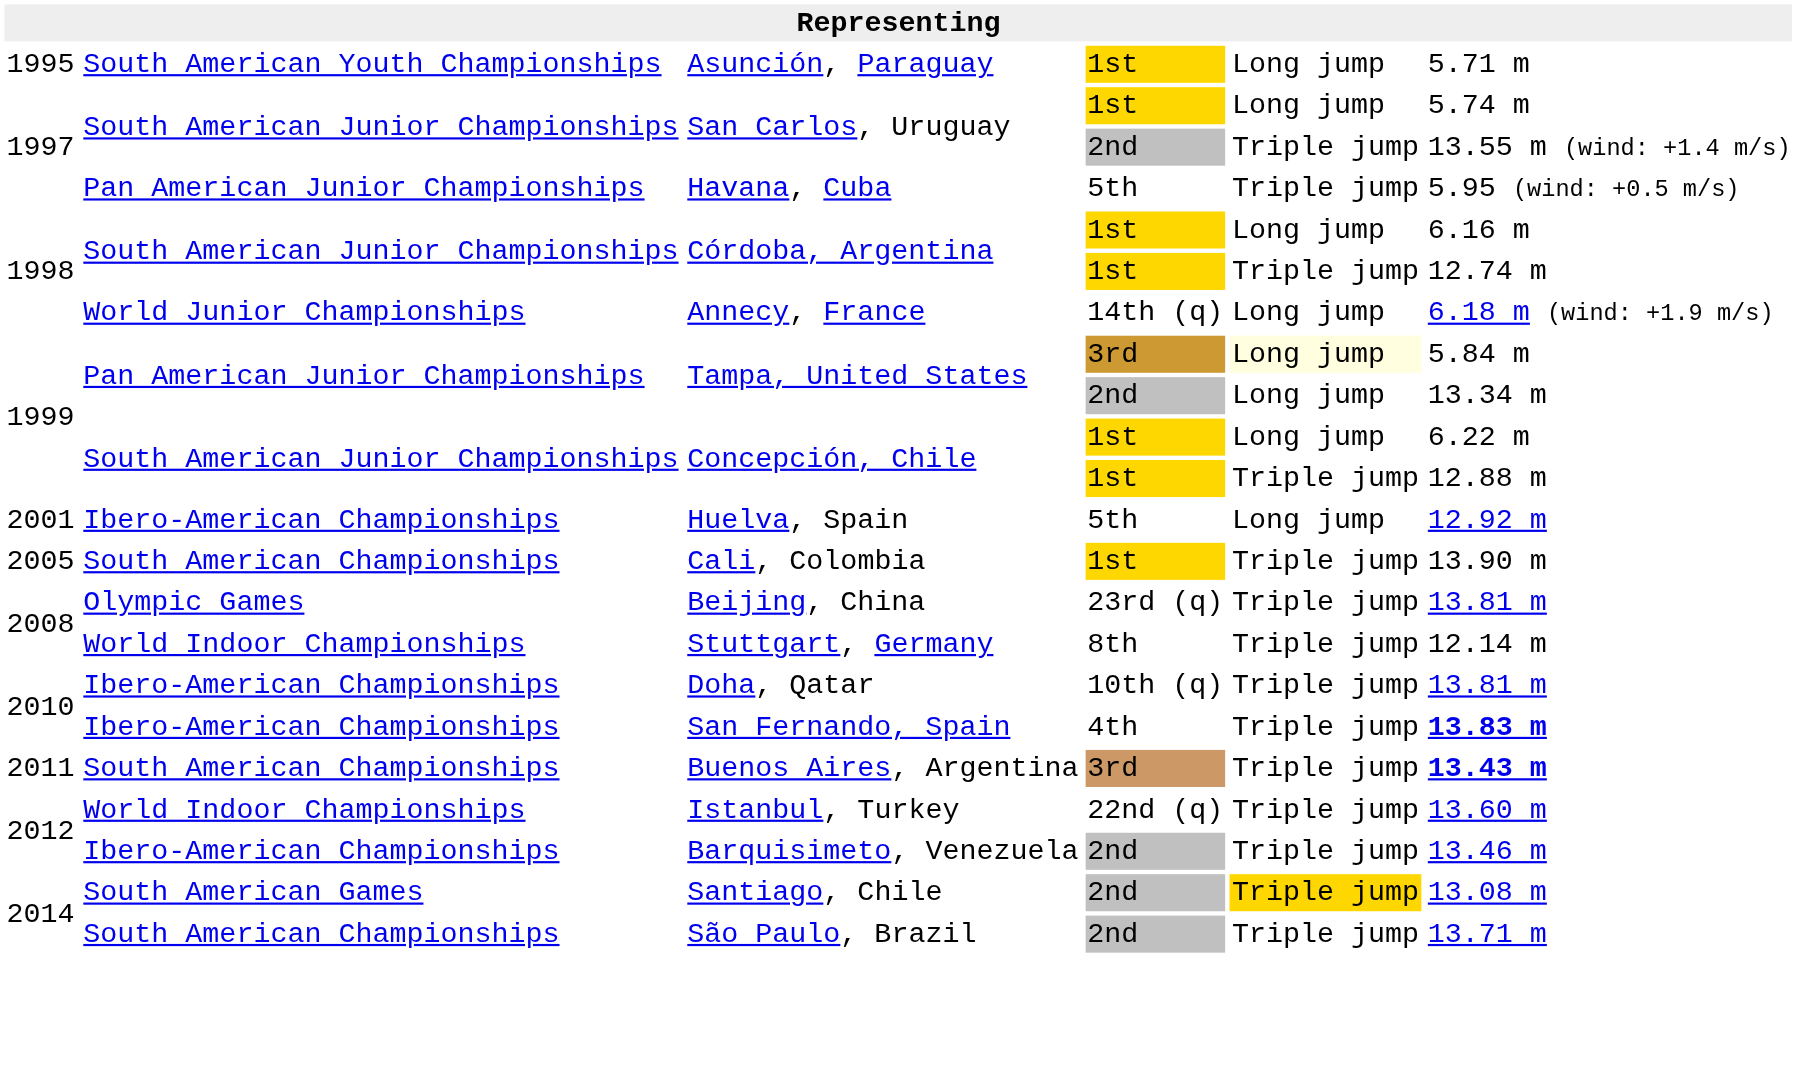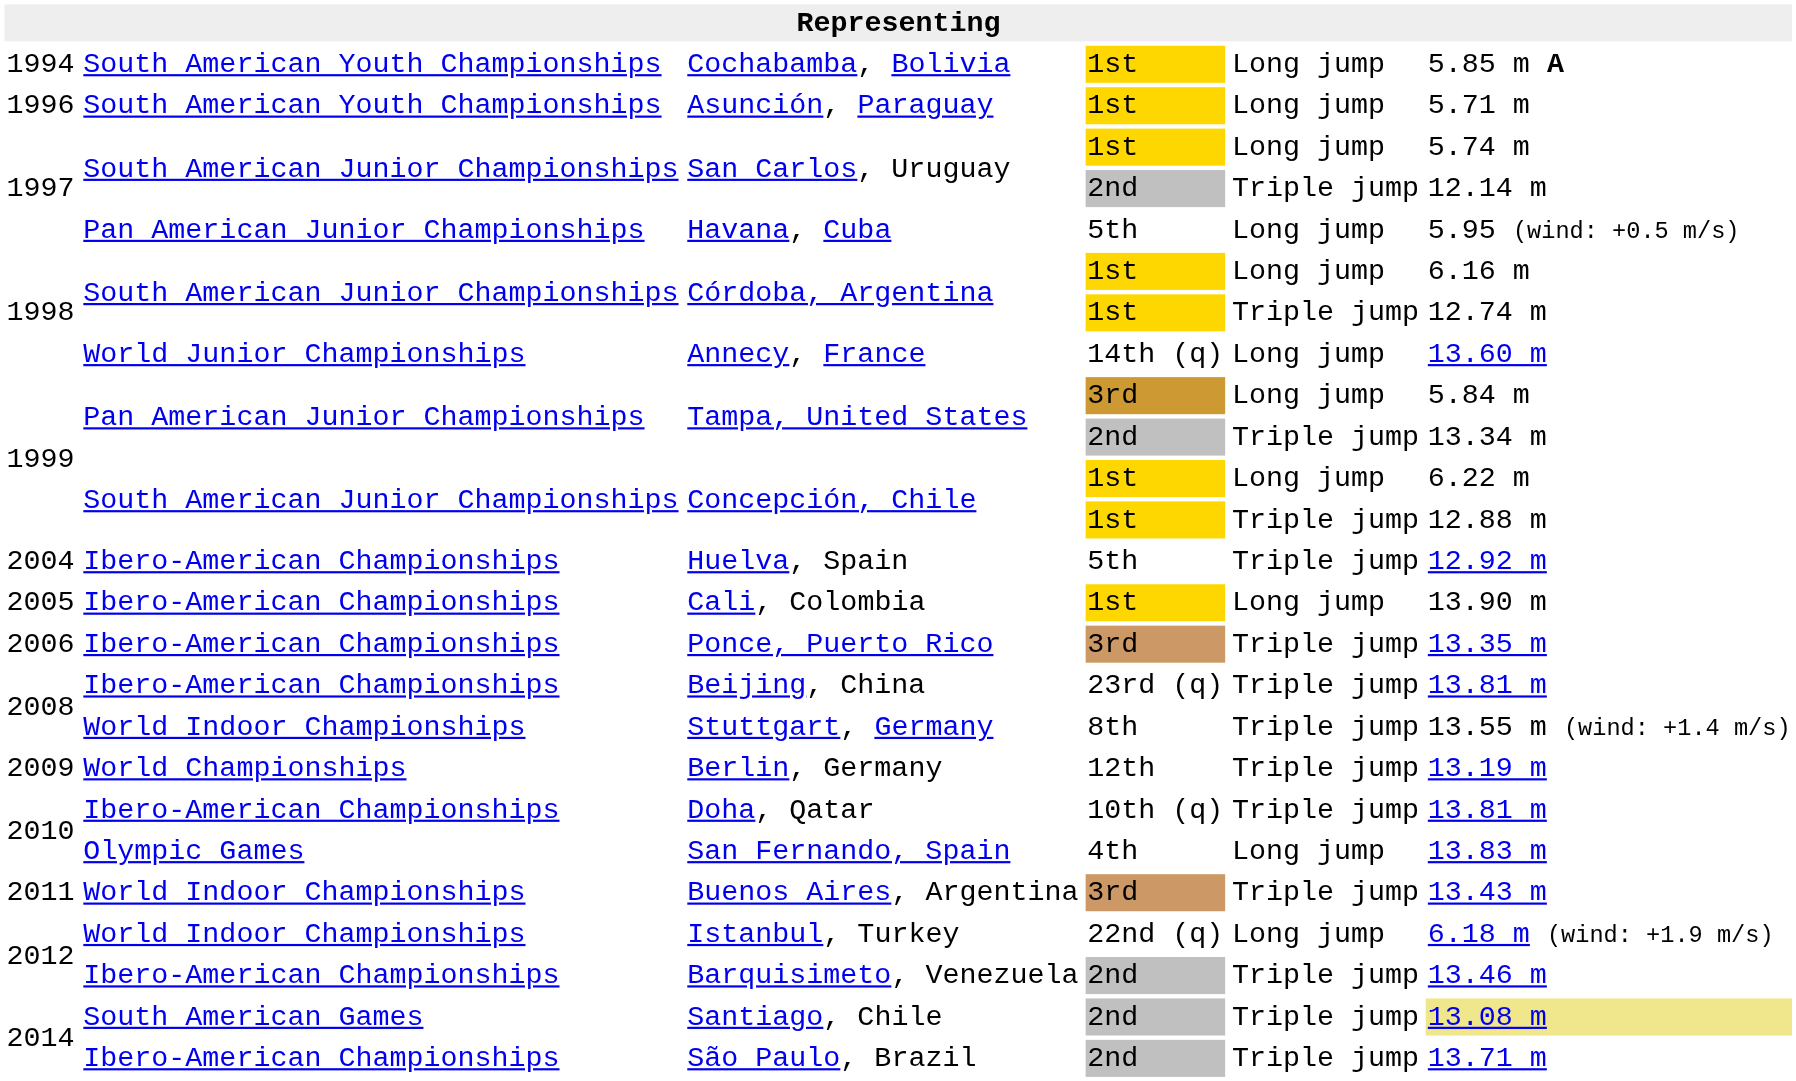+ row: (849, 64)
(41, 64) 1995 -> (41, 106) 1996
(1609, 147) 13.55 m (wind: +1.4 m/s) -> (1487, 189) 12.14 m
(1326, 189) Triple jump -> (1309, 230) Long jump
(1601, 313) 6.18 m (wind: +1.9 m/s) -> (1487, 354) 13.60 m
(1309, 354) lightyellow background -> (1309, 396) no background
(1309, 396) Long jump -> (1326, 437) Triple jump
(41, 520) 2001 -> (41, 561) 2004
(1309, 520) Long jump -> (1326, 561) Triple jump
(321, 561) South American Championships -> (321, 603) Ibero-American Championships
(1326, 561) Triple jump -> (1309, 603) Long jump
+ row: (840, 644)
(194, 603) Olympic Games -> (321, 686) Ibero-American Championships
(1487, 644) 12.14 m -> (1609, 727) 13.55 m (wind: +1.4 m/s)
+ row: (815, 768)
(321, 727) Ibero-American Championships -> (194, 851) Olympic Games
(1326, 727) Triple jump -> (1309, 851) Long jump
(1487, 727) bold -> (1487, 851) normal
(321, 768) South American Championships -> (304, 893) World Indoor Championships
(1487, 768) bold -> (1487, 893) normal
(1326, 810) Triple jump -> (1309, 934) Long jump
(1487, 810) 13.60 m -> (1601, 934) 6.18 m (wind: +1.9 m/s)
(1326, 893) gold background -> (1326, 1017) no background
(1487, 893) no background -> (1487, 1017) khaki background
(321, 934) South American Championships -> (321, 1058) Ibero-American Championships
